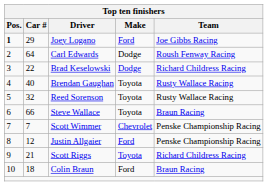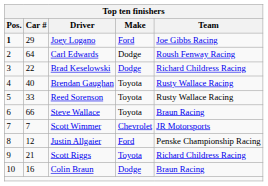(30, 97) 32 -> (30, 97) 33
(209, 126) Penske Championship Racing -> (183, 126) JR Motorsports
(30, 169) 18 -> (30, 169) 16
(126, 169) Ford -> (129, 169) Dodge
